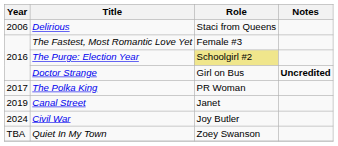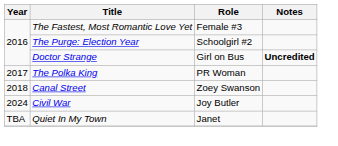- row: (51, 27)
(224, 57) khaki background -> (224, 42) no background
(17, 103) 2019 -> (17, 88) 2018
(208, 103) Janet -> (228, 88) Zoey Swanson
(228, 133) Zoey Swanson -> (208, 118) Janet
